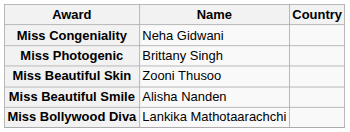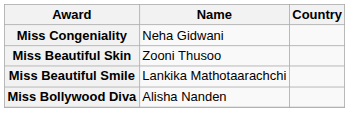- row: (72, 55)
(184, 96) Alisha Nanden -> (214, 76) Lankika Mathotaarachchi
(214, 117) Lankika Mathotaarachchi -> (184, 96) Alisha Nanden
